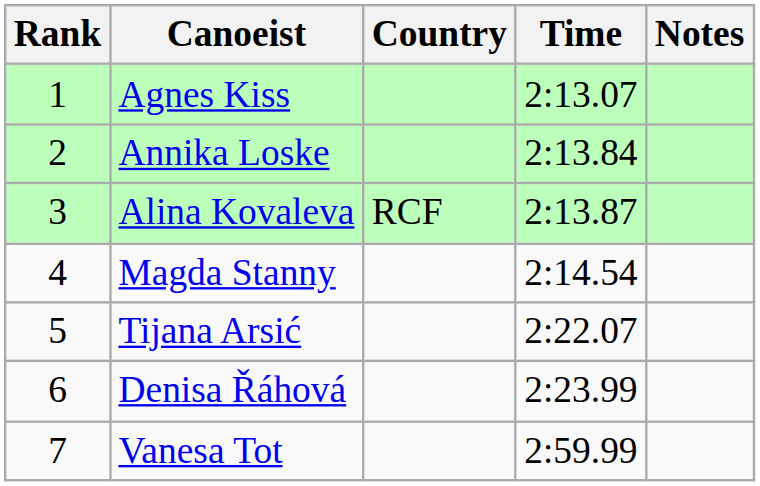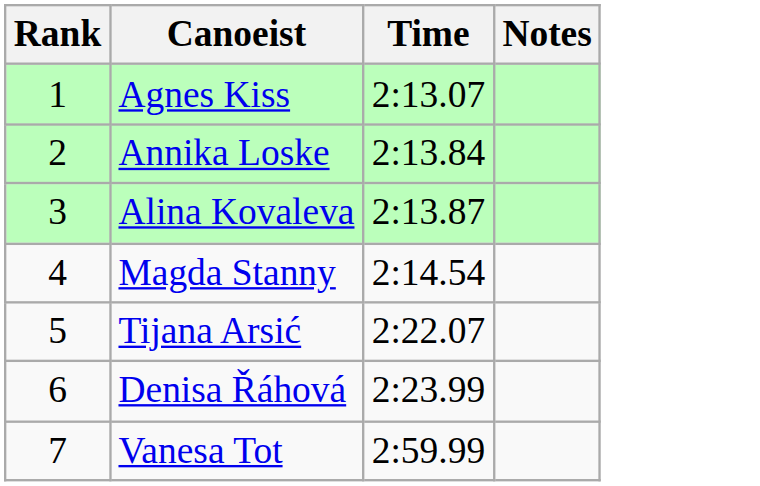- column: (439, 34)
